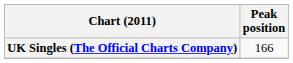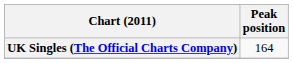(264, 48) 166 -> (264, 48) 164
